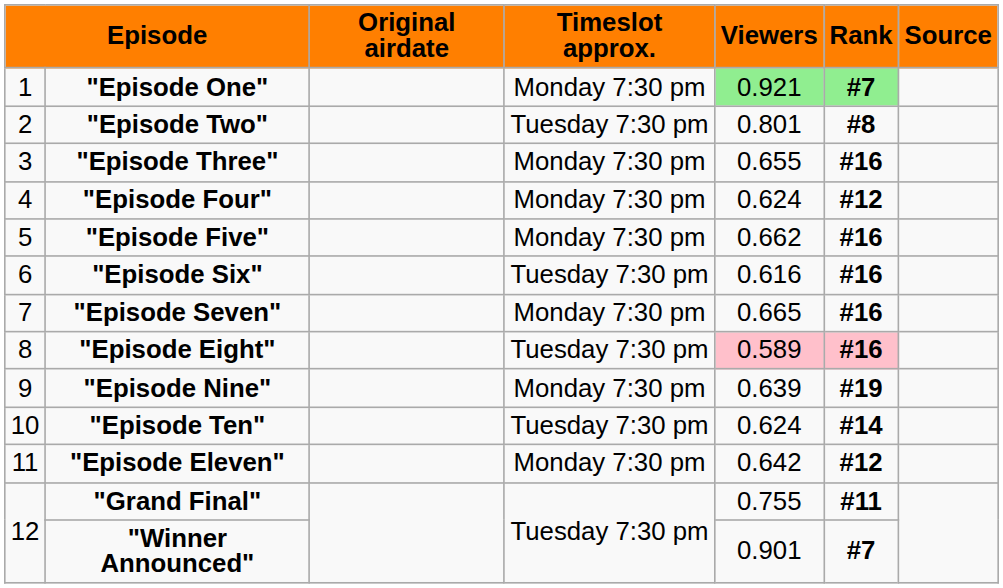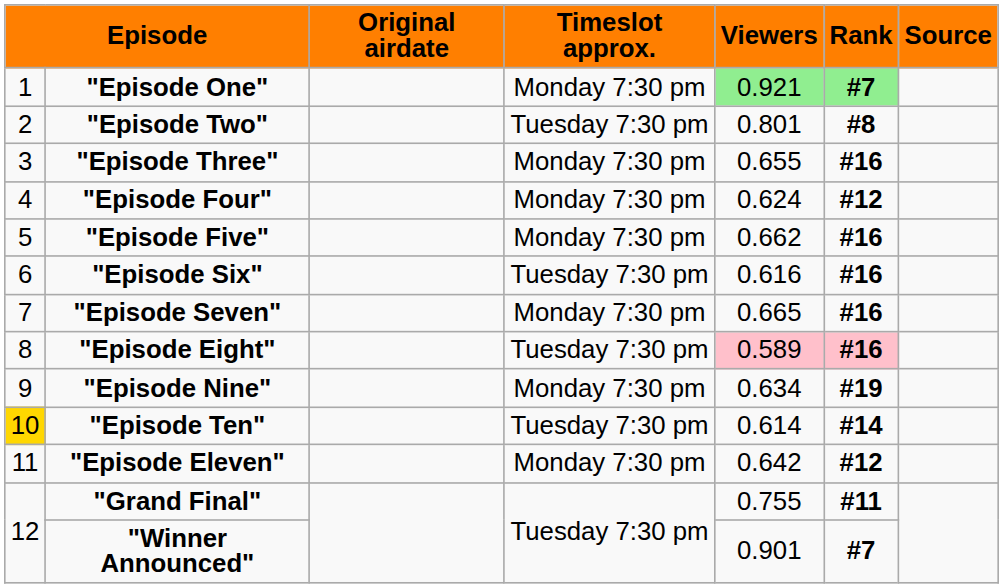(769, 387) 0.639 -> (769, 387) 0.634
(25, 425) no background -> (25, 425) gold background
(769, 425) 0.624 -> (769, 425) 0.614
